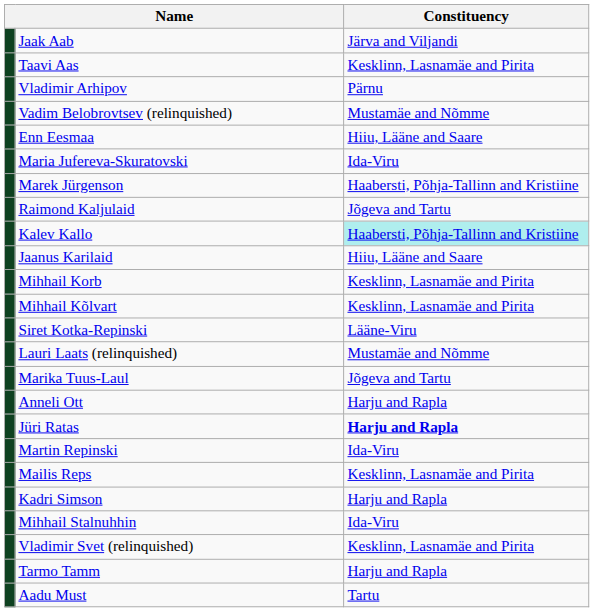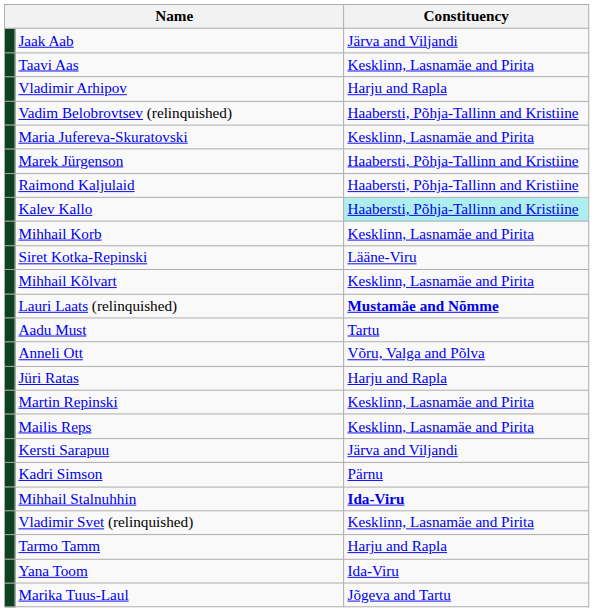(365, 88) Pärnu -> (397, 88) Harju and Rapla
(418, 112) Mustamäe and Nõmme -> (463, 112) Haabersti, Põhja-Tallinn and Kristiine
- row: (56, 137)
(373, 161) Ida-Viru -> (441, 137) Kesklinn, Lasnamäe and Pirita
(399, 209) Jõgeva and Tartu -> (463, 185) Haabersti, Põhja-Tallinn and Kristiine
- row: (65, 257)
rows swapped: (83, 329) <-> (68, 305)
(418, 354) normal -> (423, 305) bold
rows swapped: (52, 595) <-> (74, 378)
(397, 402) Harju and Rapla -> (416, 354) Võru, Valga and Põlva
(403, 426) bold -> (397, 378) normal
(373, 450) Ida-Viru -> (441, 402) Kesklinn, Lasnamäe and Pirita
+ row: (64, 450)
(397, 498) Harju and Rapla -> (365, 474) Pärnu
(373, 522) normal -> (376, 498) bold
+ row: (53, 570)
